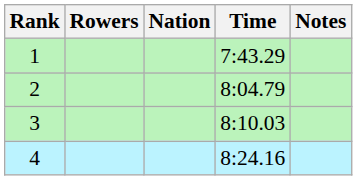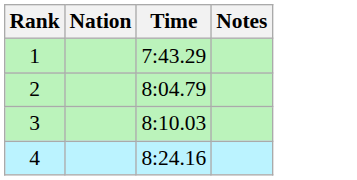- column: (104, 21)
